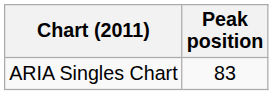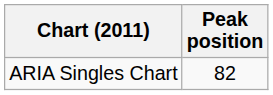(225, 73) 83 -> (225, 73) 82
